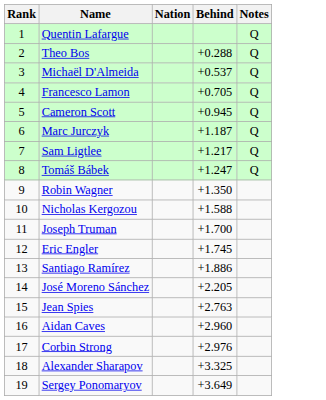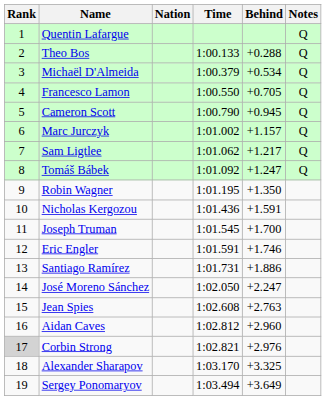+ column: (218, 14)
(215, 72) +0.537 -> (264, 72) +0.534
(215, 131) +1.187 -> (264, 131) +1.157
(215, 209) +1.588 -> (264, 209) +1.591
(215, 248) +1.745 -> (264, 248) +1.746
(215, 287) +2.205 -> (264, 287) +2.247
(22, 346) no background -> (22, 346) lightgrey background
